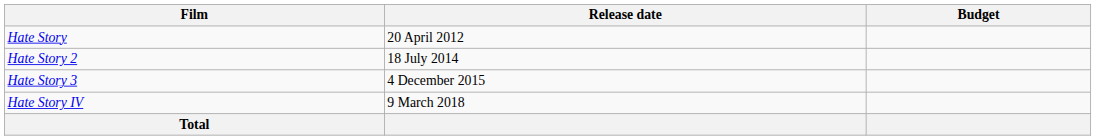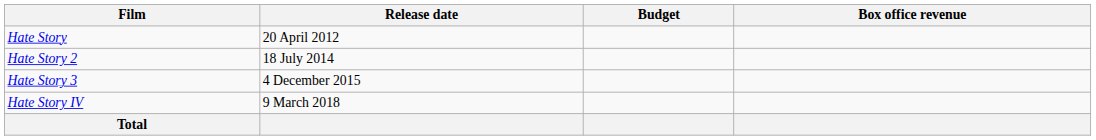+ column: (912, 15)
